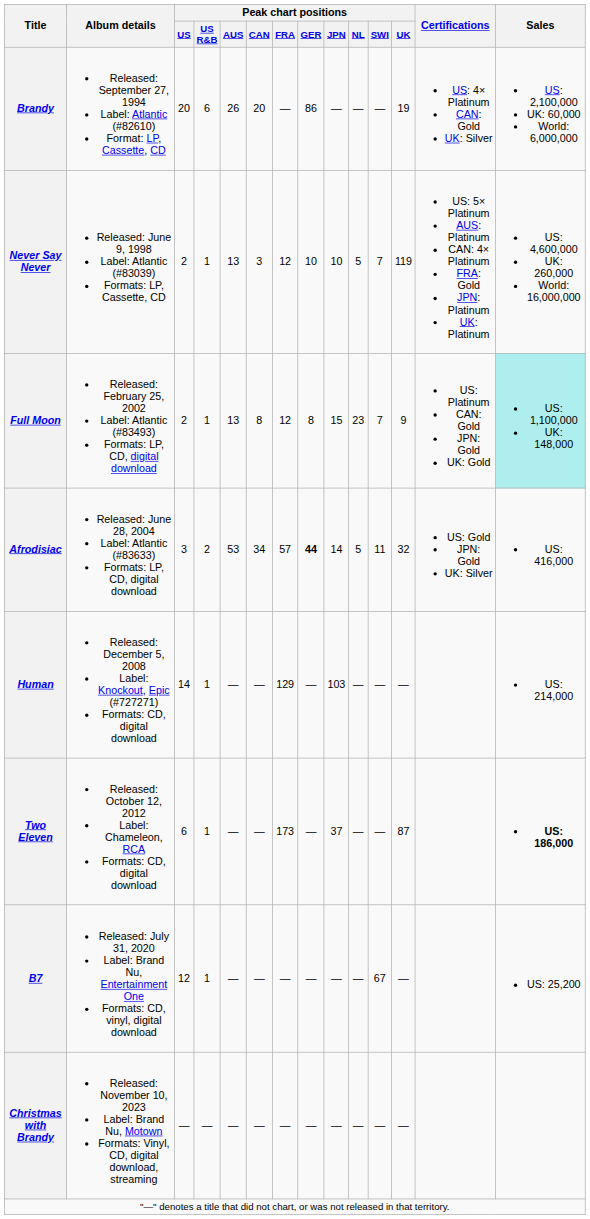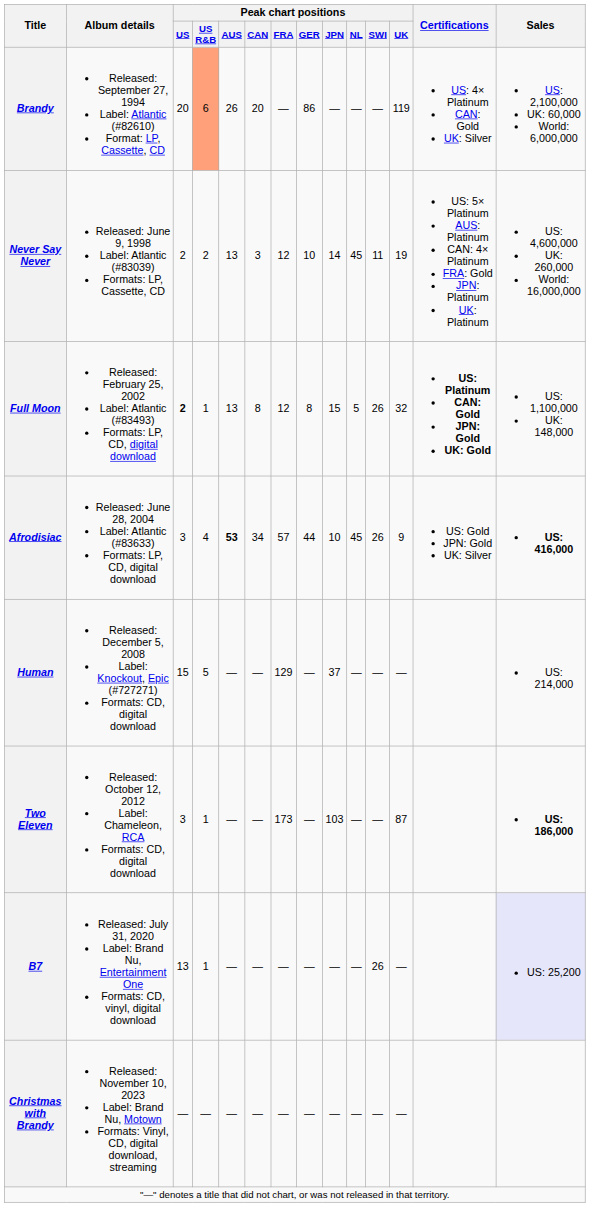(207, 108) no background -> (206, 108) lightsalmon background
(403, 108) 19 -> (401, 108) 119
(207, 261) 1 -> (206, 255) 2
(336, 261) 10 -> (335, 255) 14
(358, 261) 5 -> (356, 255) 45
(380, 261) 7 -> (378, 255) 11
(403, 261) 119 -> (401, 255) 19
(184, 420) normal -> (183, 408) bold
(358, 420) 23 -> (356, 408) 5
(380, 420) 7 -> (378, 408) 26
(403, 420) 9 -> (401, 408) 32
(455, 427) normal -> (454, 415) bold
(540, 427) paleturquoise background -> (541, 415) no background
(207, 549) 2 -> (206, 537) 4
(233, 549) normal -> (232, 537) bold
(311, 549) bold -> (309, 537) normal
(336, 549) 14 -> (335, 537) 10
(358, 549) 5 -> (356, 537) 45
(380, 549) 11 -> (378, 537) 26
(403, 549) 32 -> (401, 537) 9
(540, 556) normal -> (541, 544) bold
(184, 684) 14 -> (183, 672) 15
(207, 684) 1 -> (206, 672) 5
(336, 684) 103 -> (335, 672) 37
(184, 831) 6 -> (183, 819) 3
(336, 831) 37 -> (335, 819) 103
(184, 978) 12 -> (183, 966) 13
(380, 978) 67 -> (378, 966) 26
(540, 985) no background -> (541, 973) lavender background
